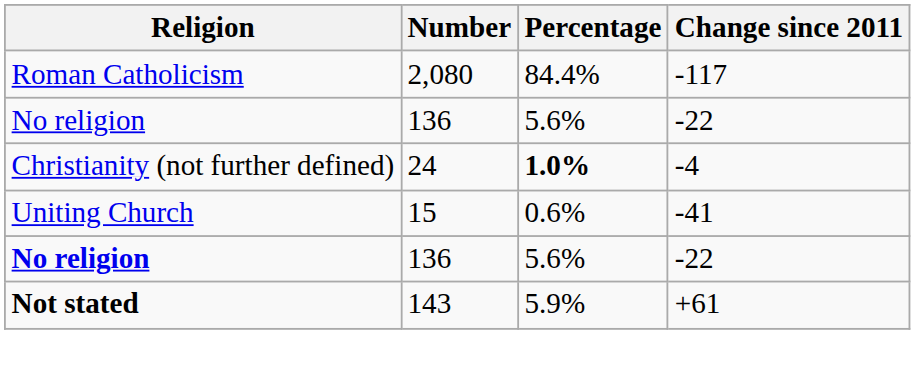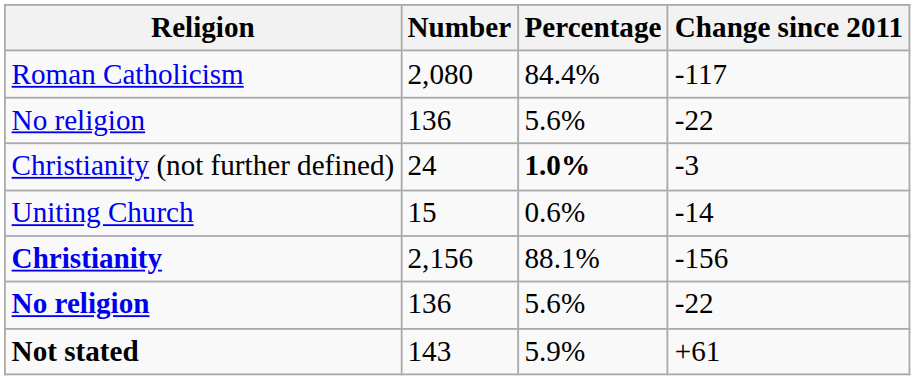(687, 166) -4 -> (687, 166) -3
(694, 212) -41 -> (694, 212) -14
+ row: (87, 258)
